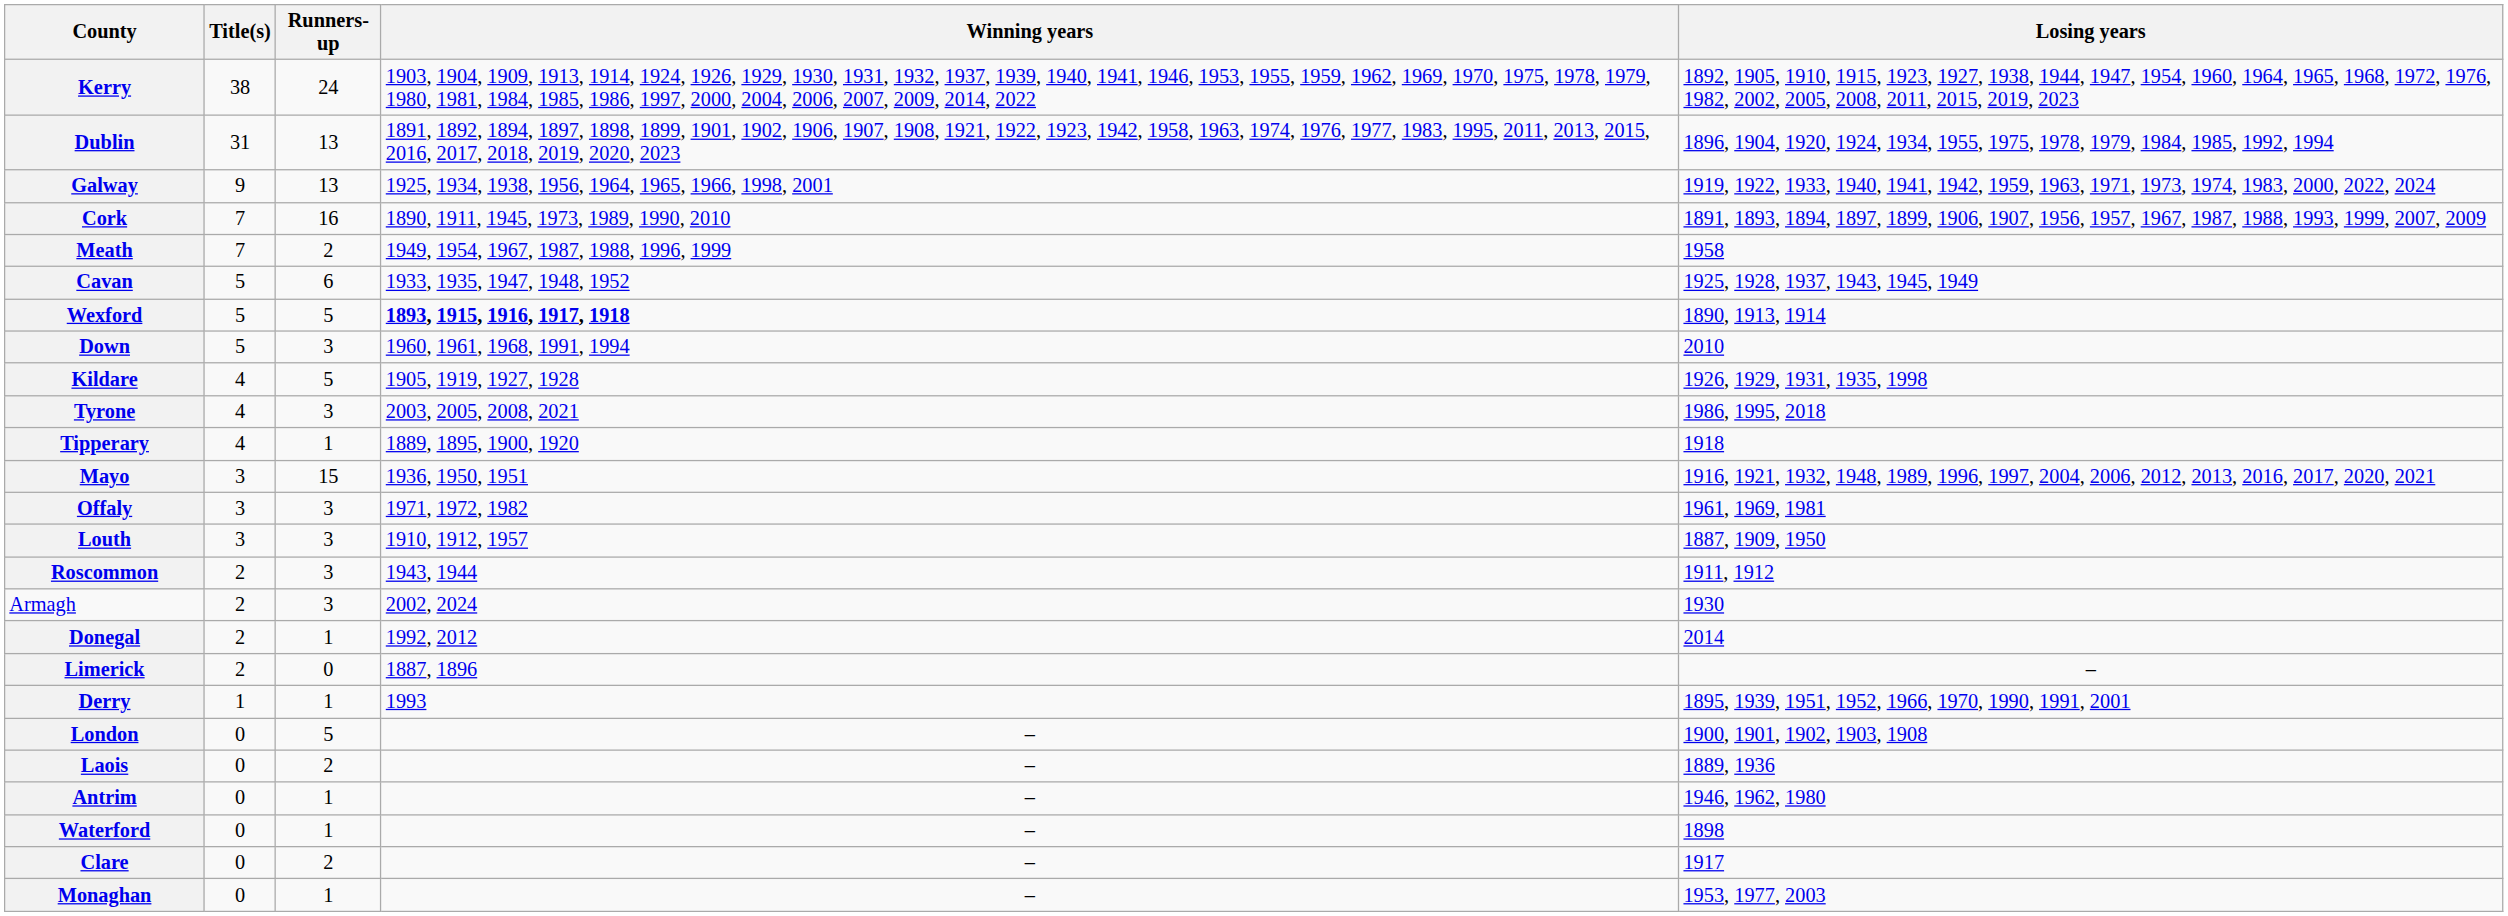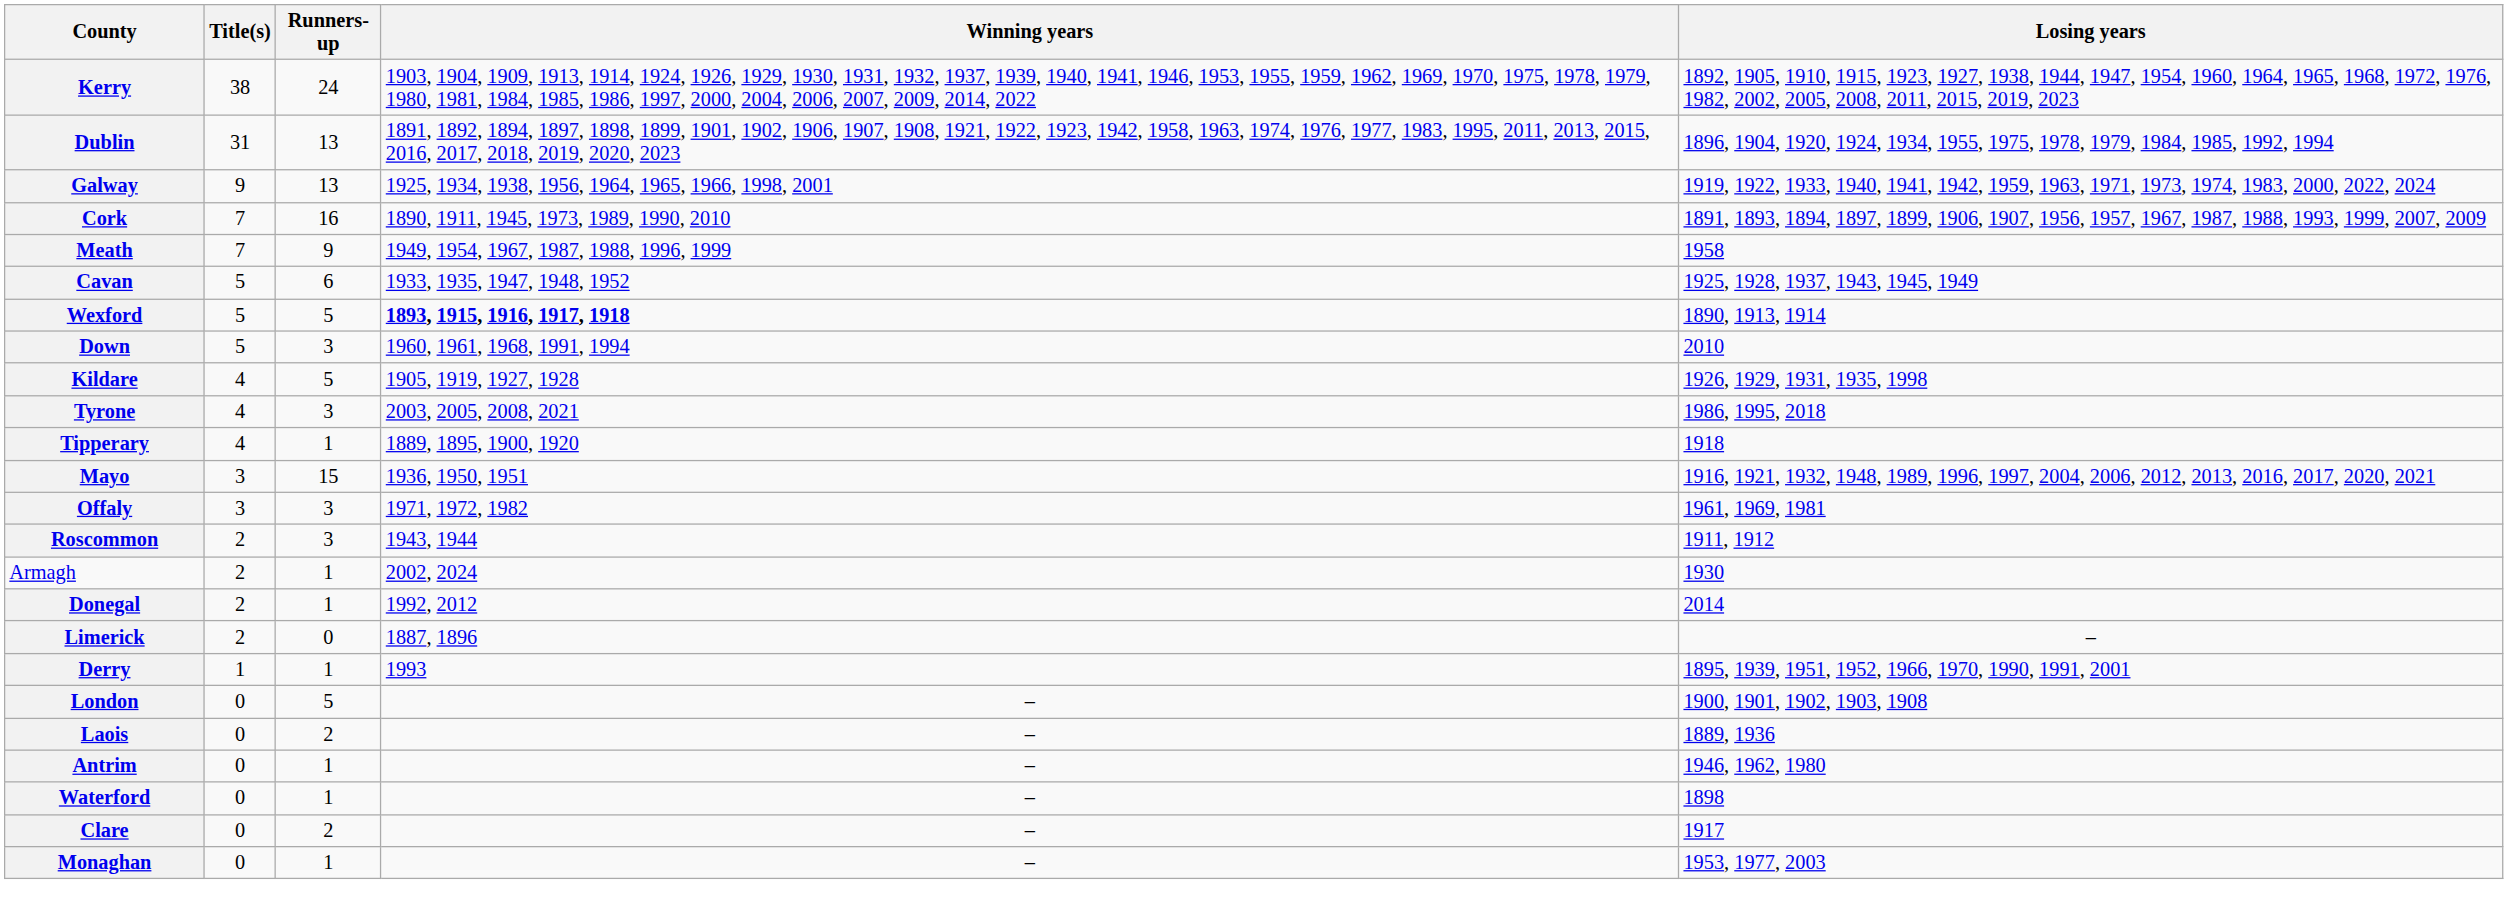(328, 250) 2 -> (328, 250) 9
- row: (105, 540)
(328, 604) 3 -> (328, 572) 1
